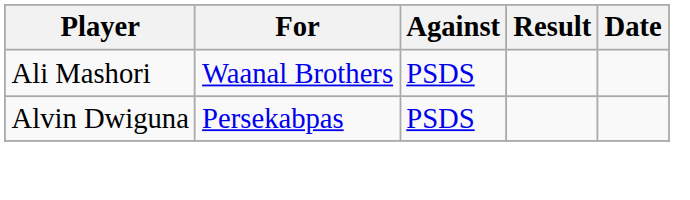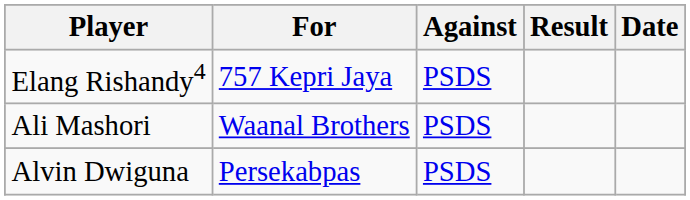+ row: (109, 76)
